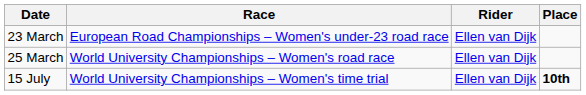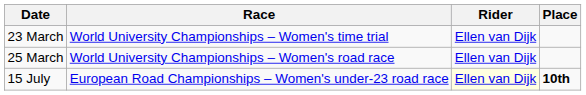(259, 36) European Road Championships – Women's under-23 road race -> (229, 36) World University Championships – Women's time trial
(229, 79) World University Championships – Women's time trial -> (259, 79) European Road Championships – Women's under-23 road race
(496, 79) no background -> (496, 79) lightyellow background
